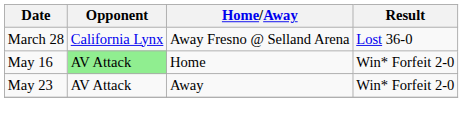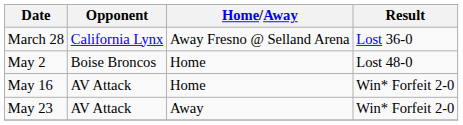+ row: (27, 62)
(101, 62) lightgreen background -> (101, 85) no background
